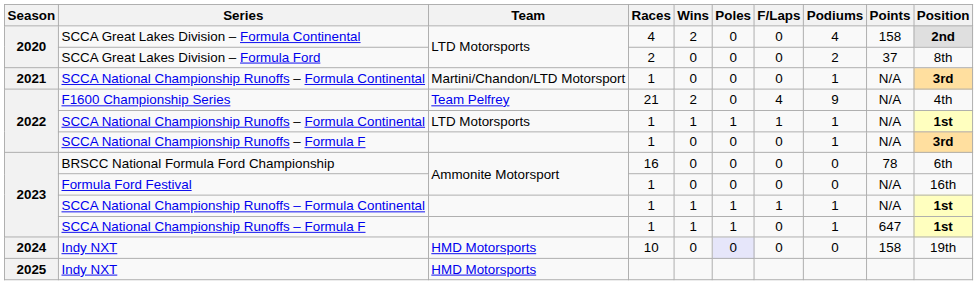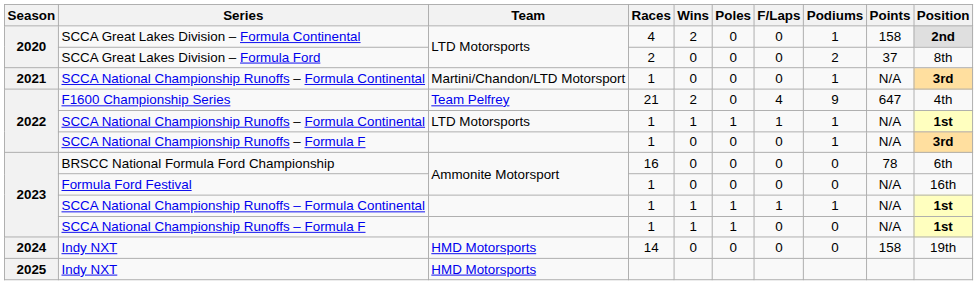(835, 37) 4 -> (835, 37) 1
(890, 100) N/A -> (890, 100) 647
(835, 227) 1 -> (835, 227) 0
(890, 227) 647 -> (890, 227) N/A
(651, 248) 10 -> (651, 248) 14
(733, 248) lavender background -> (733, 248) no background
